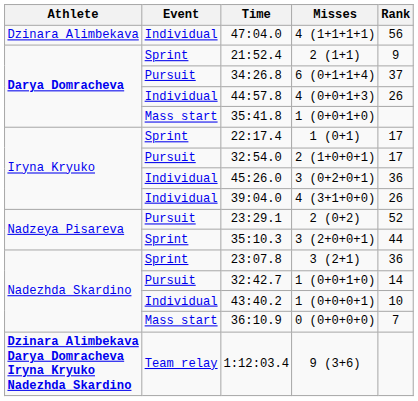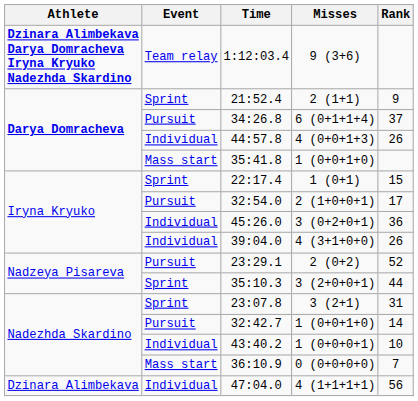rows swapped: (256, 35) <-> (256, 363)
(396, 137) 17 -> (396, 181) 15
(396, 260) 36 -> (396, 303) 31
